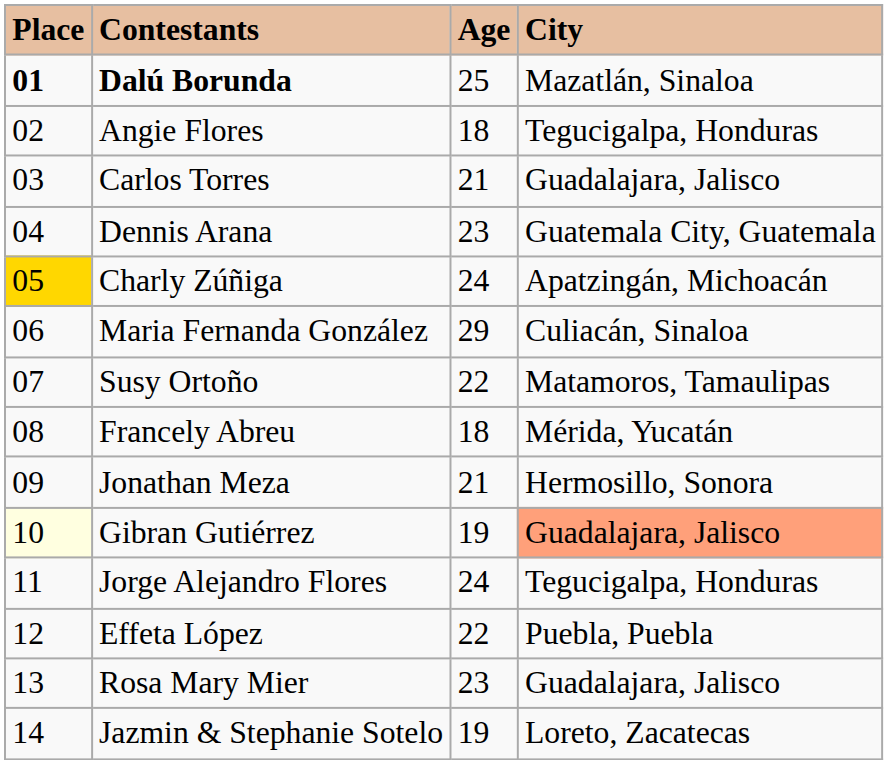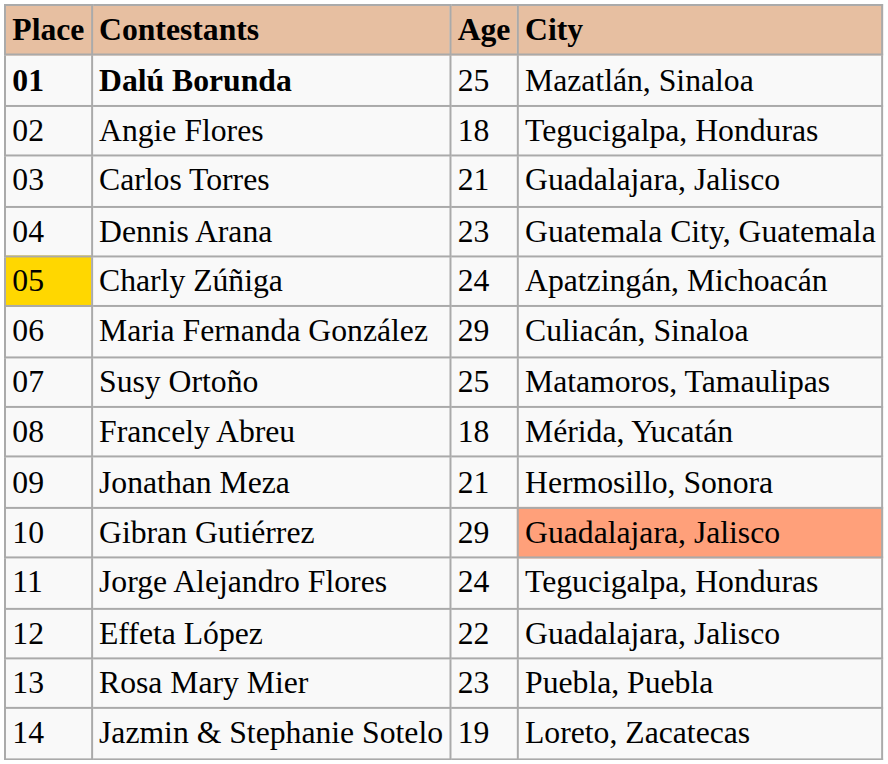(473, 381) 22 -> (473, 381) 25
(28, 532) lightyellow background -> (28, 532) no background
(473, 532) 19 -> (473, 532) 29
(619, 632) Puebla, Puebla -> (653, 632) Guadalajara, Jalisco
(653, 682) Guadalajara, Jalisco -> (619, 682) Puebla, Puebla
